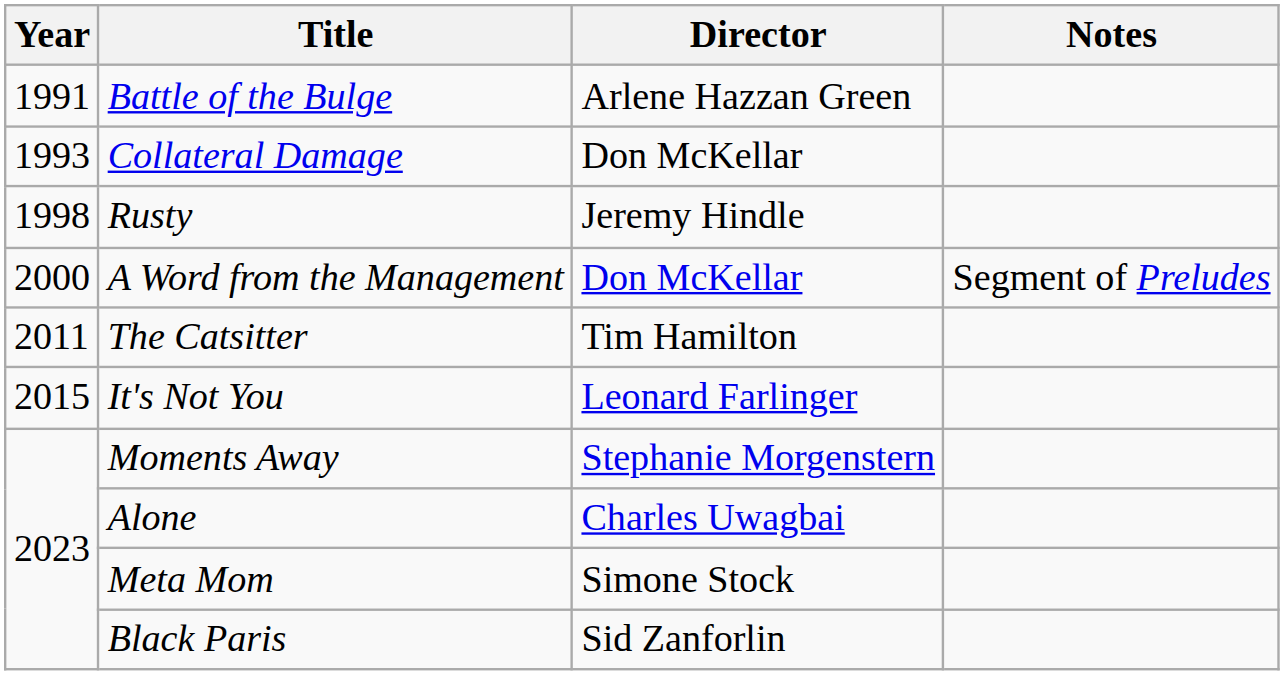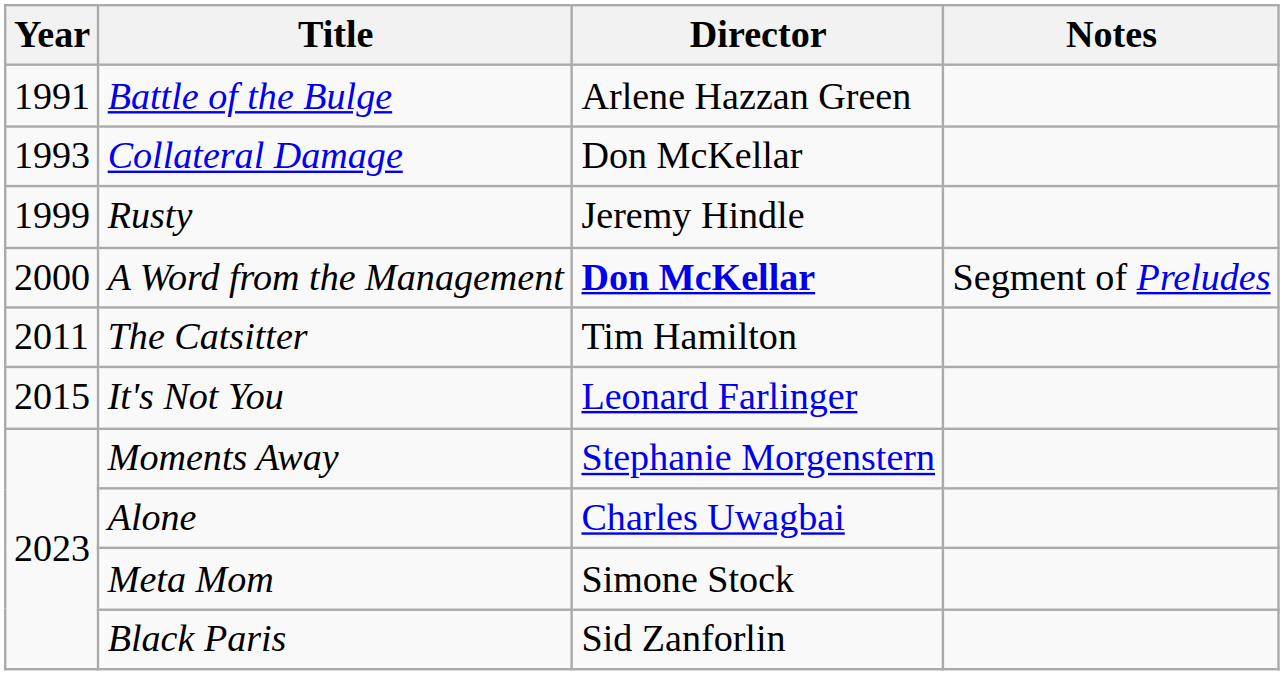(52, 215) 1998 -> (52, 215) 1999
(692, 276) normal -> (698, 276) bold
